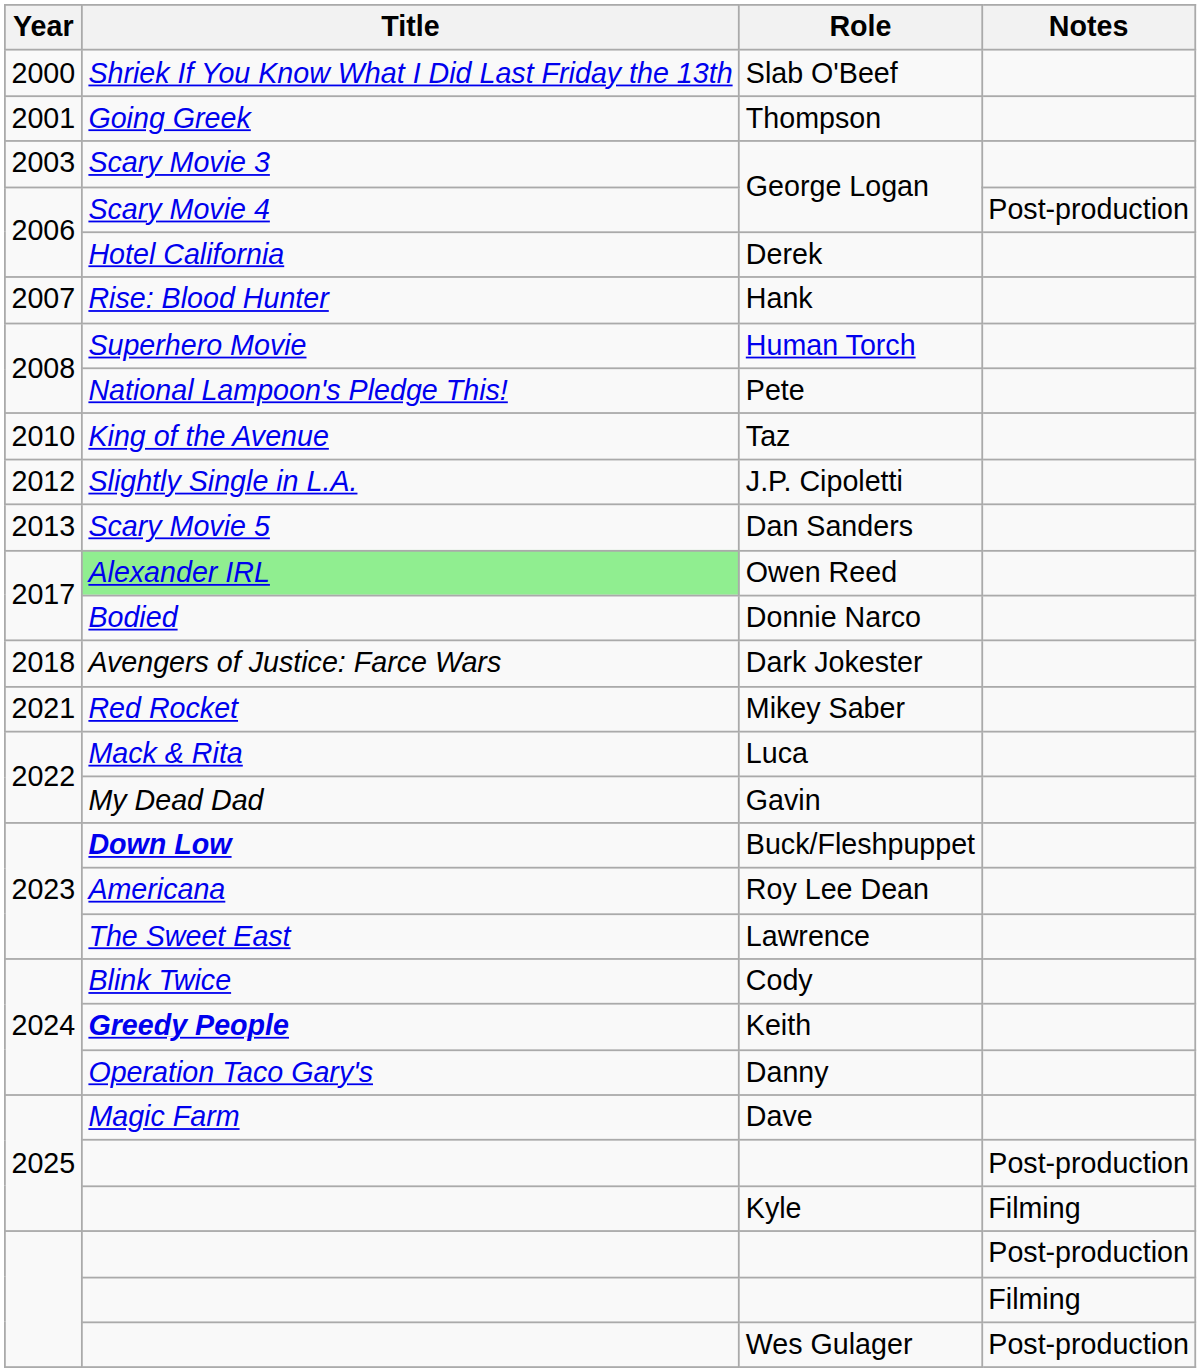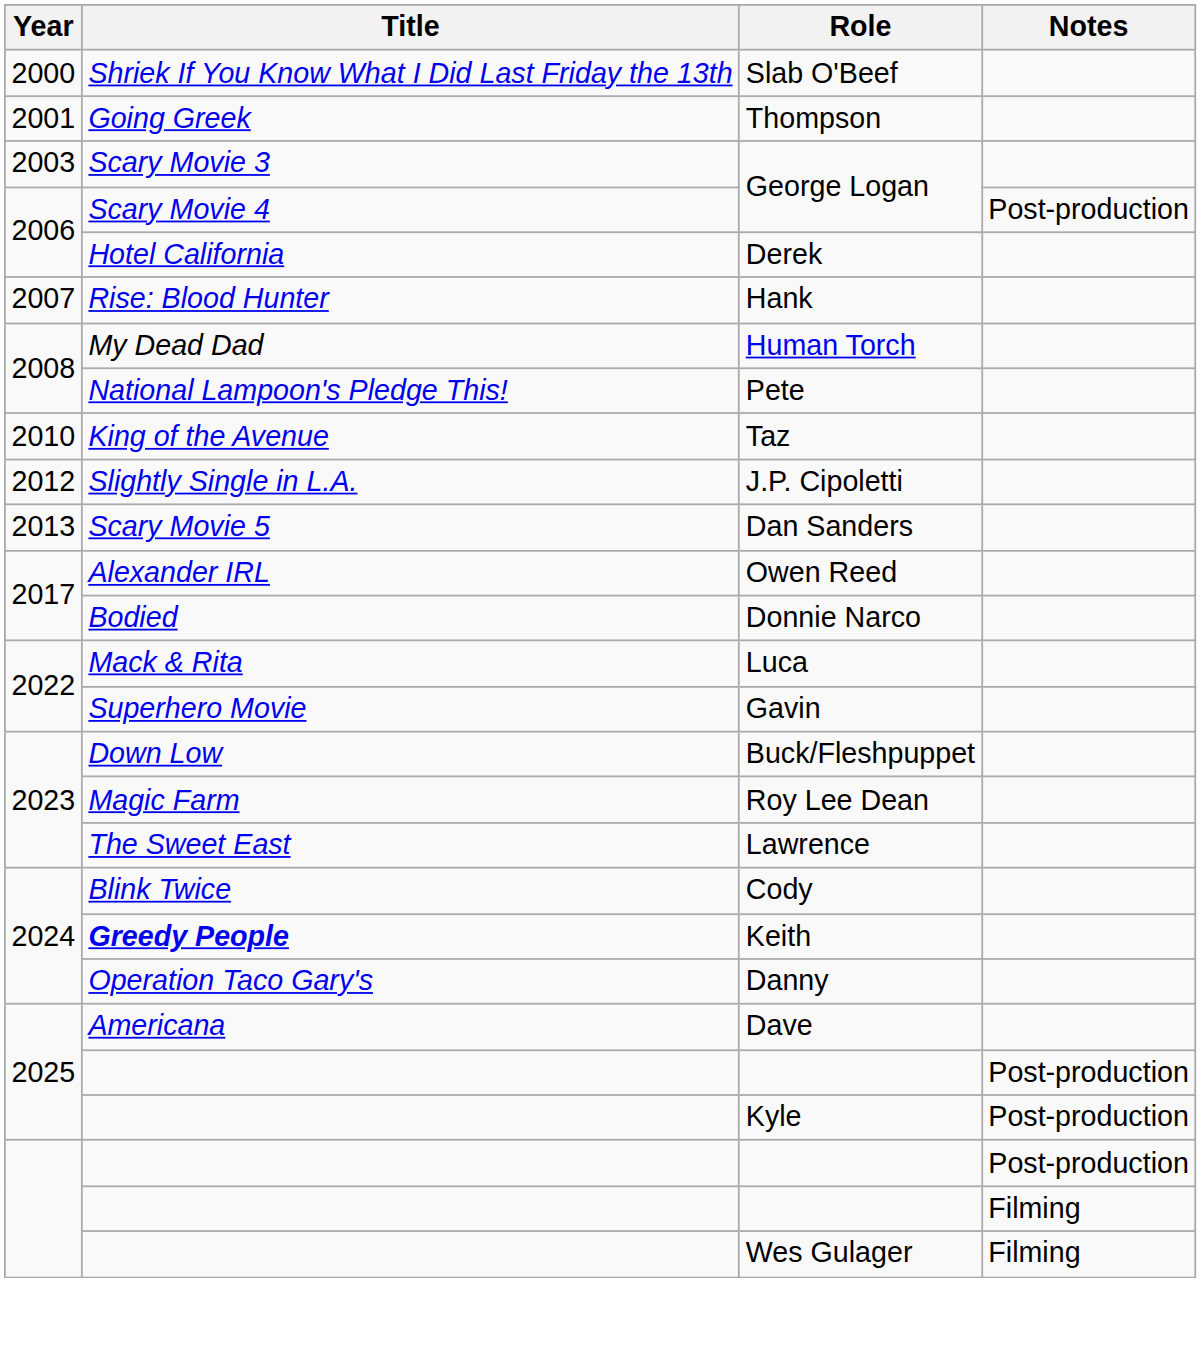(197, 345) Superhero Movie -> (176, 345) My Dead Dad
(179, 572) lightgreen background -> (179, 572) no background
- row: (43, 663)
- row: (43, 708)
(176, 799) My Dead Dad -> (197, 708) Superhero Movie
(160, 844) bold -> (155, 753) normal
(157, 890) Americana -> (164, 799) Magic Farm
(164, 1117) Magic Farm -> (157, 1026) Americana
(1034, 1208) Filming -> (1089, 1117) Post-production
(1089, 1344) Post-production -> (1034, 1253) Filming
